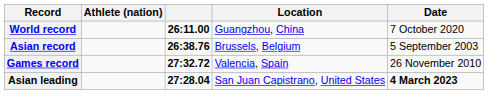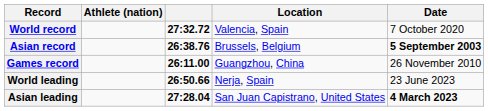(189, 30) 26:11.00 -> (189, 30) 27:32.72
(259, 30) Guangzhou, China -> (252, 30) Valencia, Spain
(434, 47) normal -> (436, 47) bold
(189, 64) 27:32.72 -> (189, 64) 26:11.00
(252, 64) Valencia, Spain -> (259, 64) Guangzhou, China
+ row: (43, 81)
